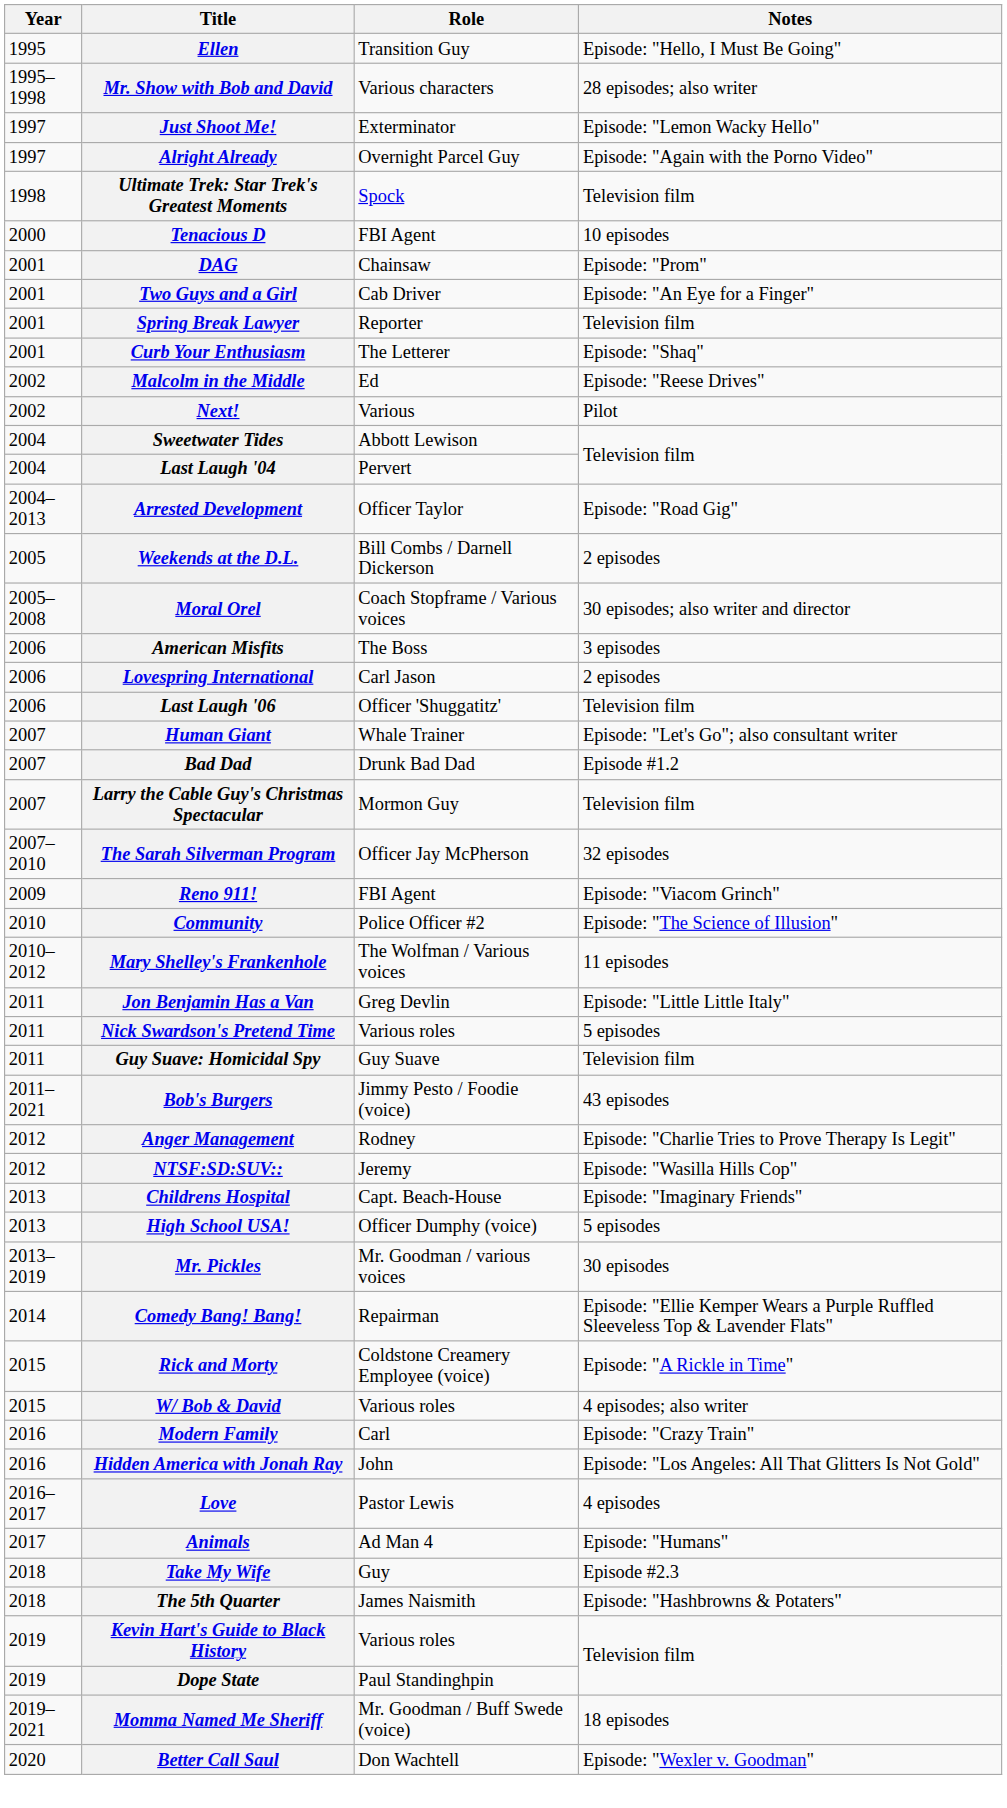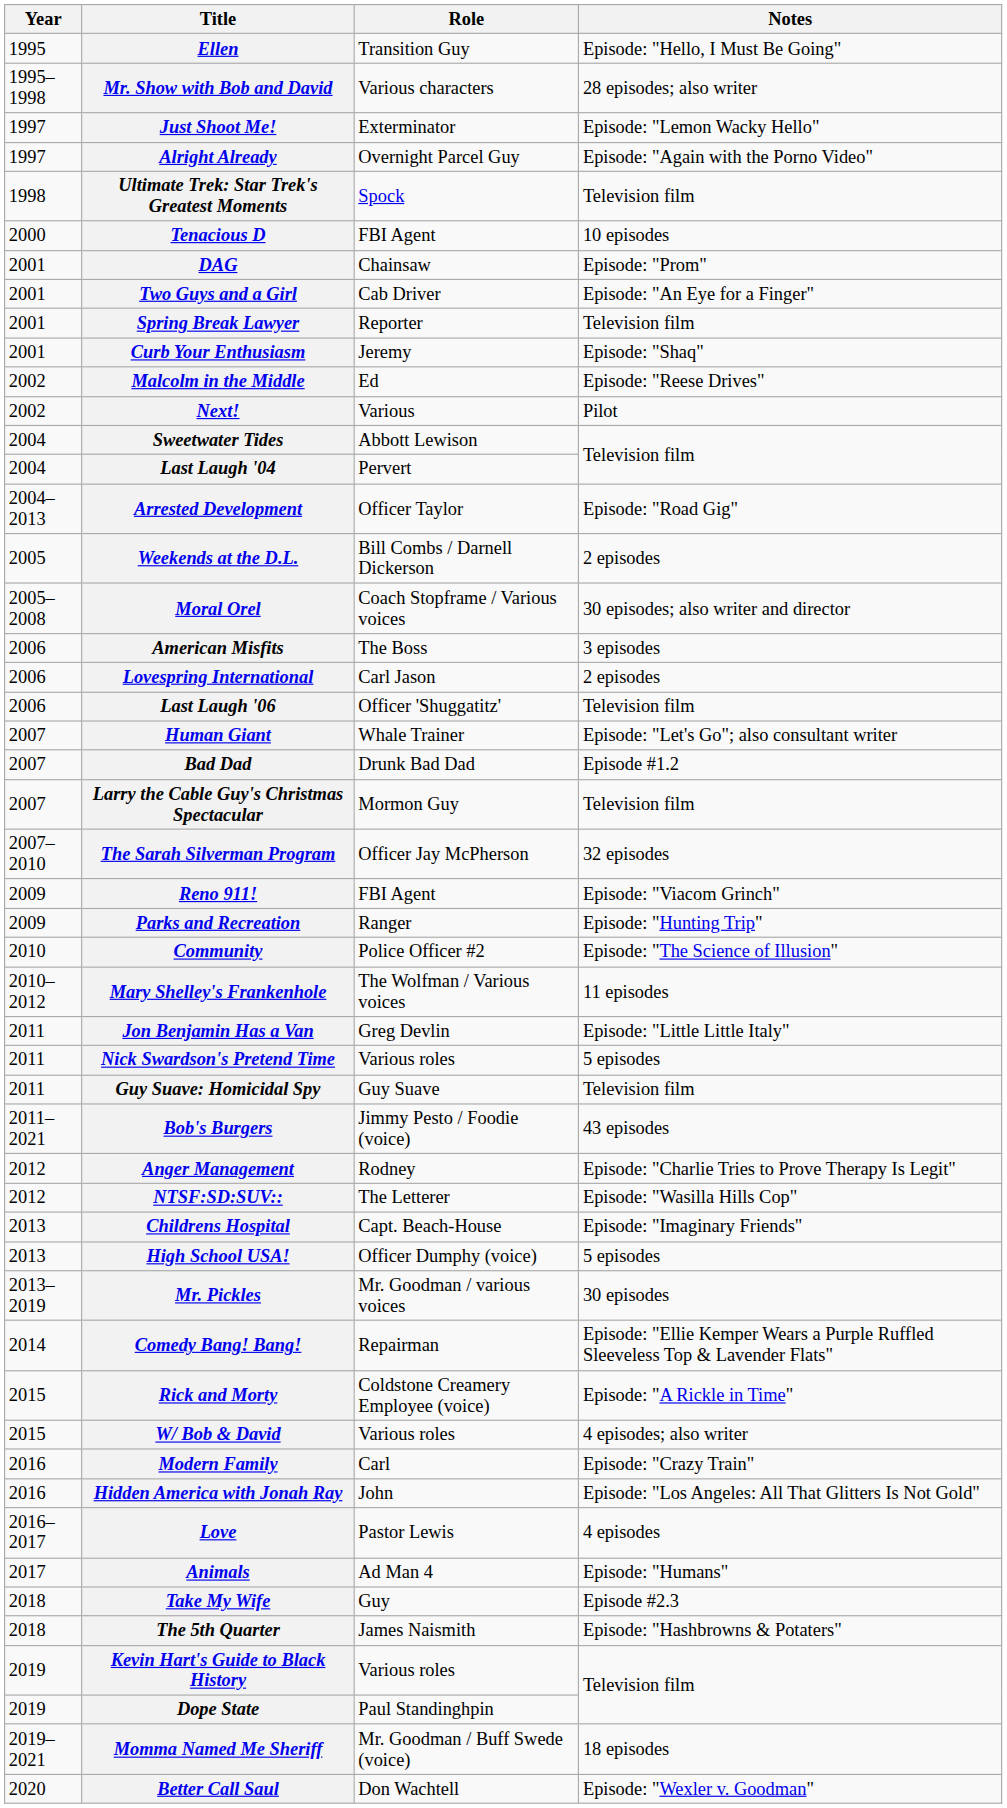(404, 352) The Letterer -> (385, 352) Jeremy
+ row: (218, 922)
(385, 1168) Jeremy -> (404, 1197) The Letterer
